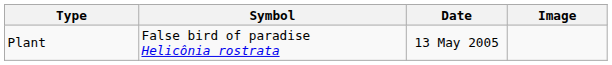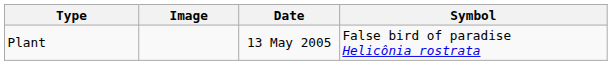columns swapped: (272, 15) <-> (557, 15)
